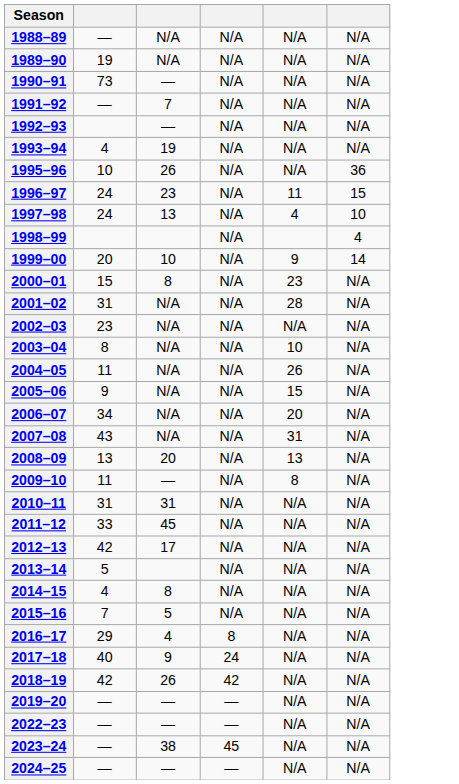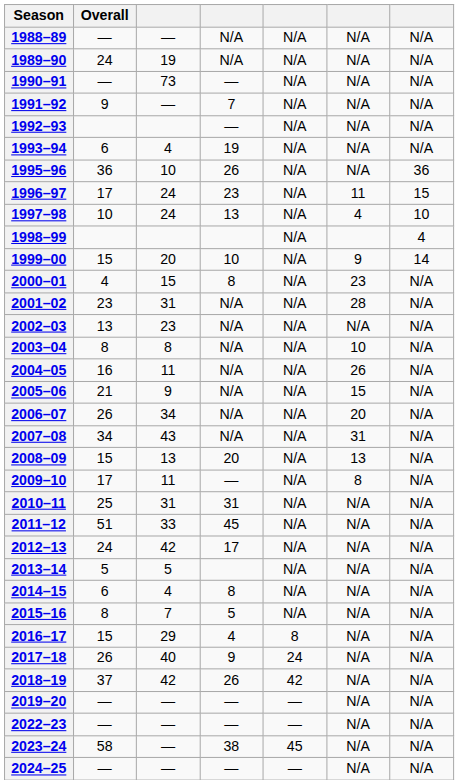+ column: (105, 15)
